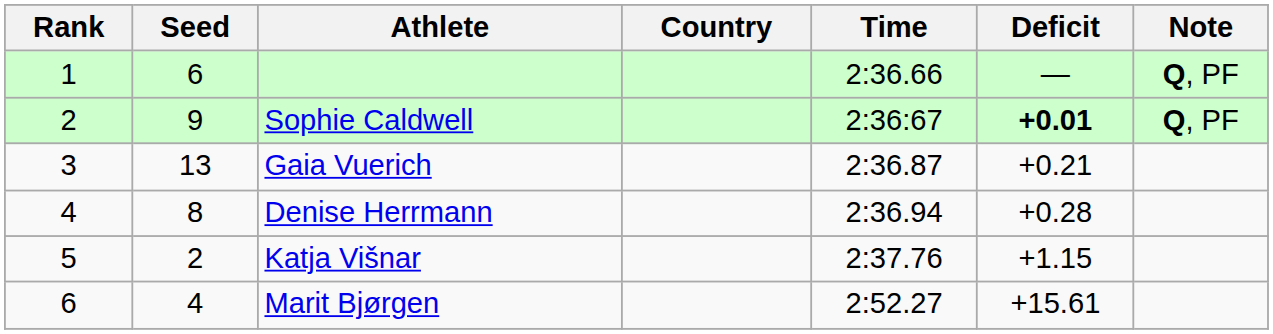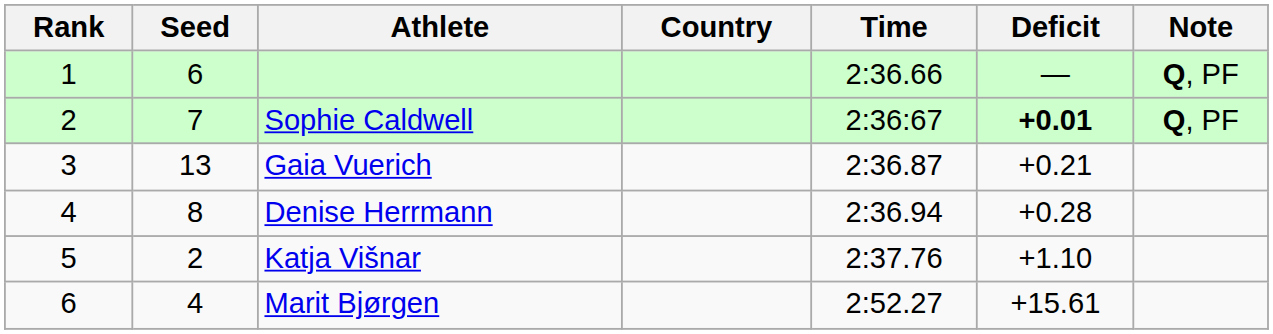(195, 119) 9 -> (195, 119) 7
(1055, 258) +1.15 -> (1055, 258) +1.10
